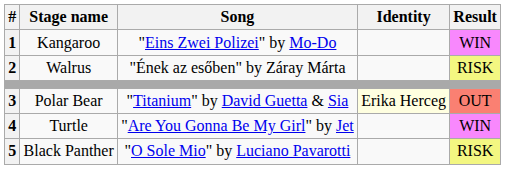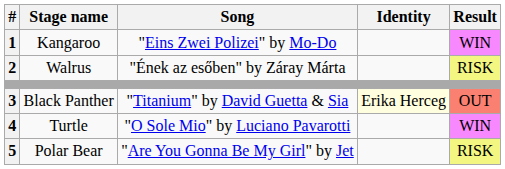(69, 100) Polar Bear -> (69, 100) Black Panther
(237, 126) "Are You Gonna Be My Girl" by Jet -> (237, 126) "O Sole Mio" by Luciano Pavarotti
(69, 151) Black Panther -> (69, 151) Polar Bear
(237, 151) "O Sole Mio" by Luciano Pavarotti -> (237, 151) "Are You Gonna Be My Girl" by Jet
